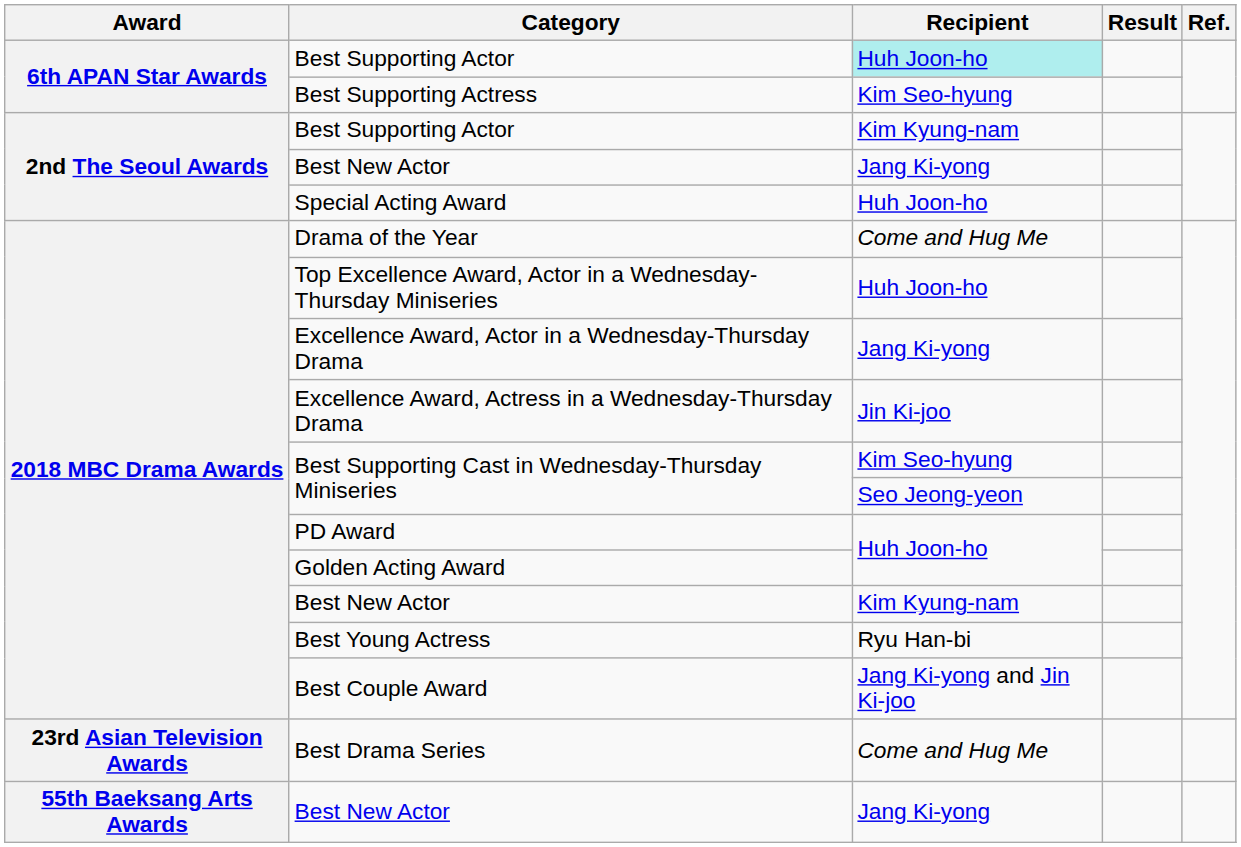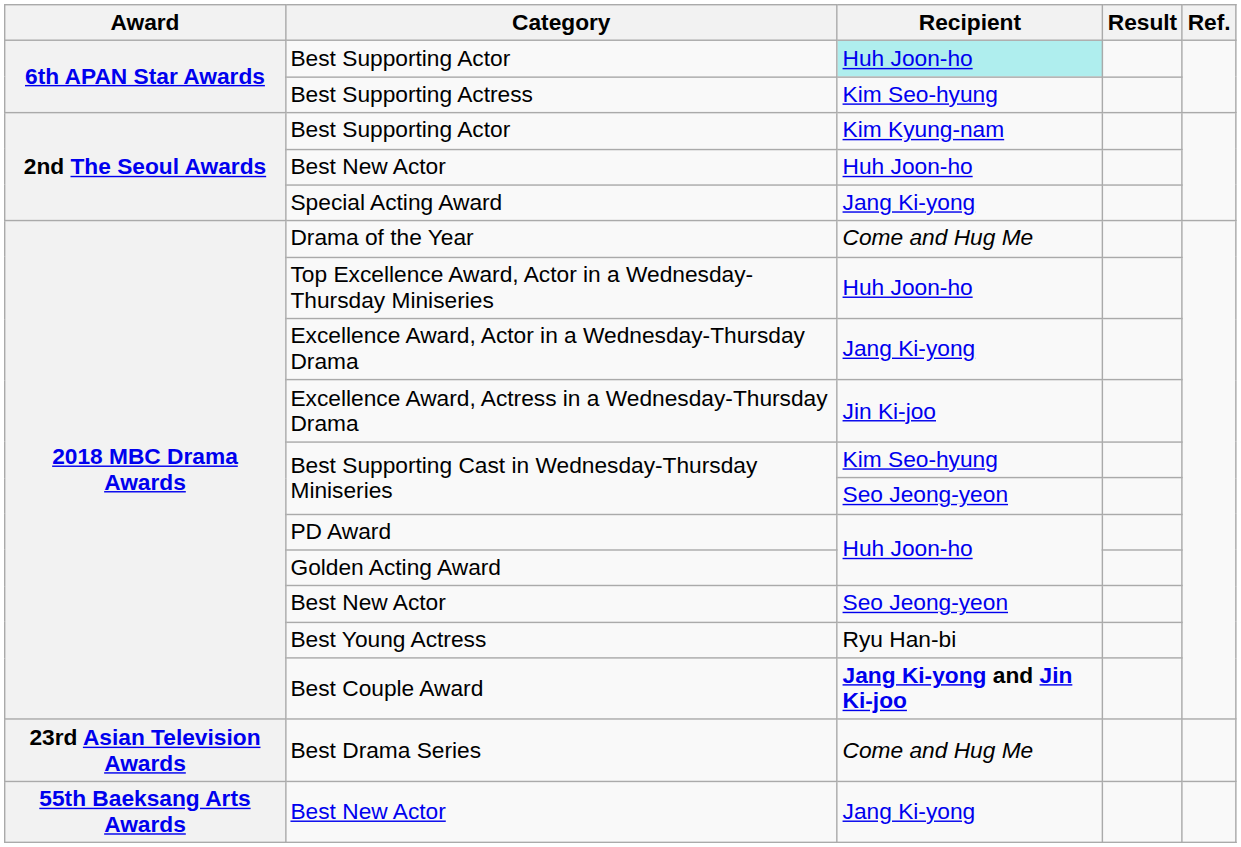(924, 166) Jang Ki-yong -> (908, 166) Huh Joon-ho
(922, 202) Huh Joon-ho -> (909, 202) Jang Ki-yong
(938, 603) Kim Kyung-nam -> (925, 603) Seo Jeong-yeon
(964, 688) normal -> (957, 688) bold
